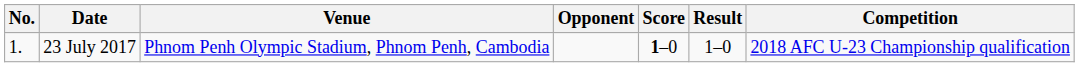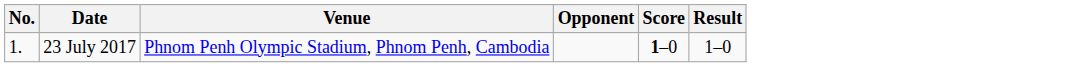- column: (910, 18)
